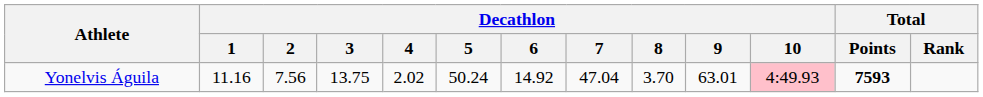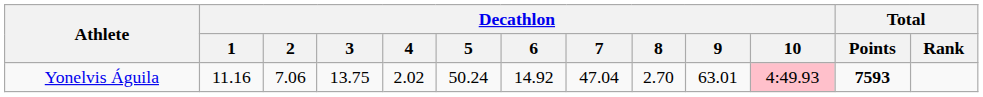(290, 77) 7.56 -> (290, 77) 7.06
(658, 77) 3.70 -> (658, 77) 2.70
